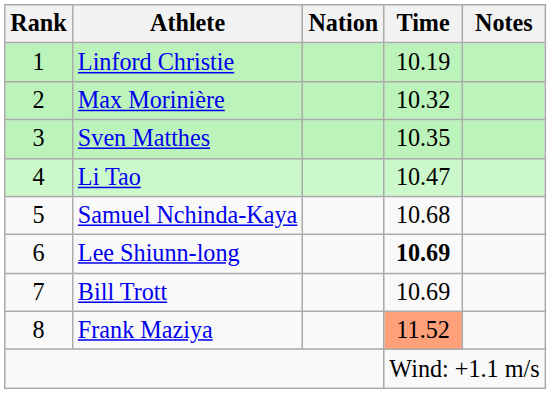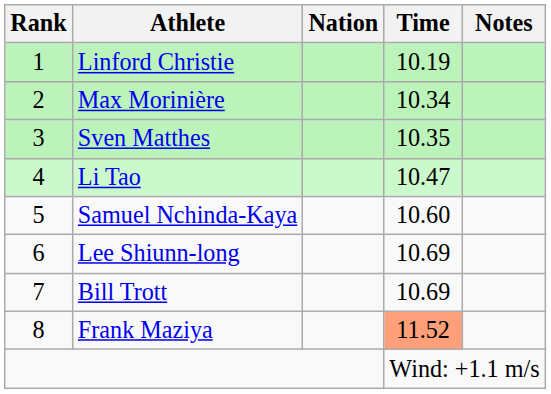(423, 100) 10.32 -> (423, 100) 10.34
(423, 215) 10.68 -> (423, 215) 10.60
(423, 253) bold -> (423, 253) normal
